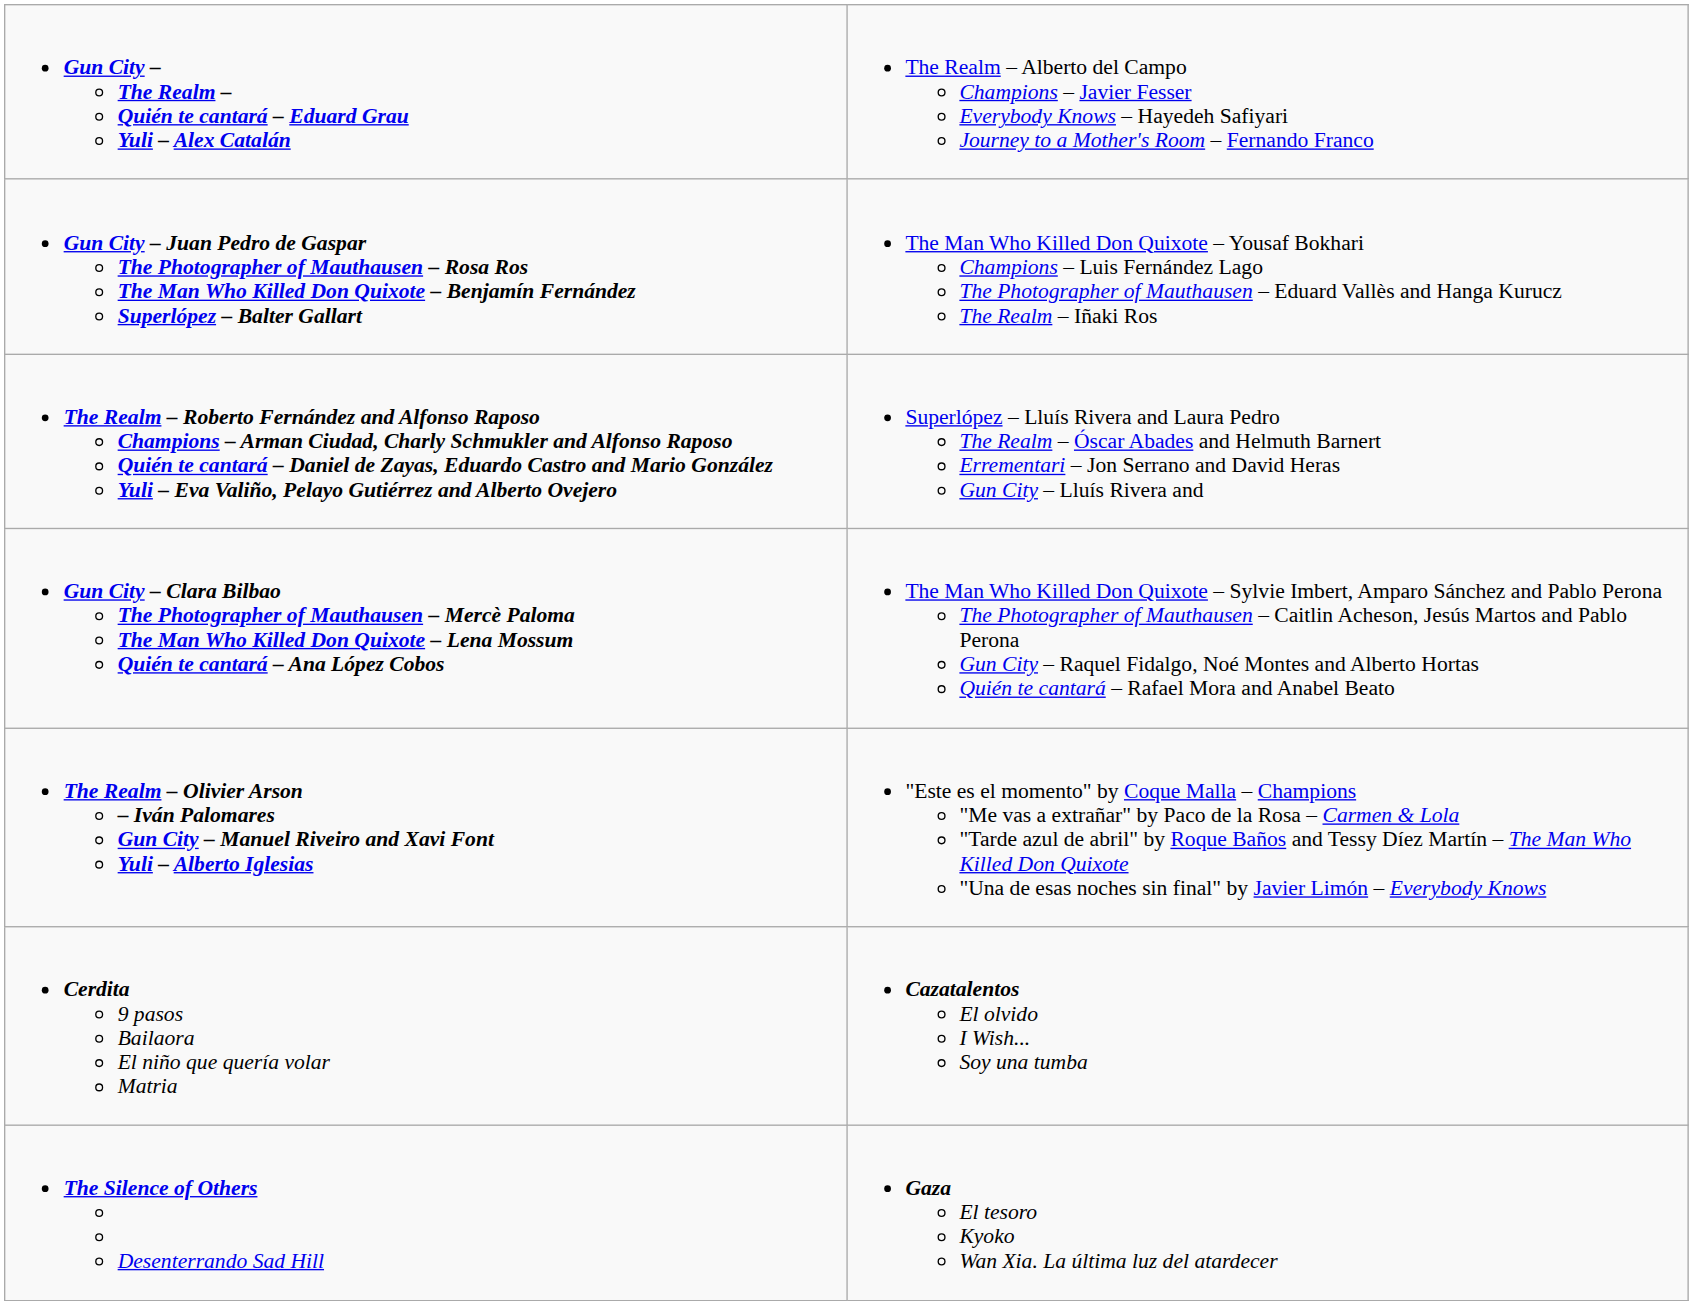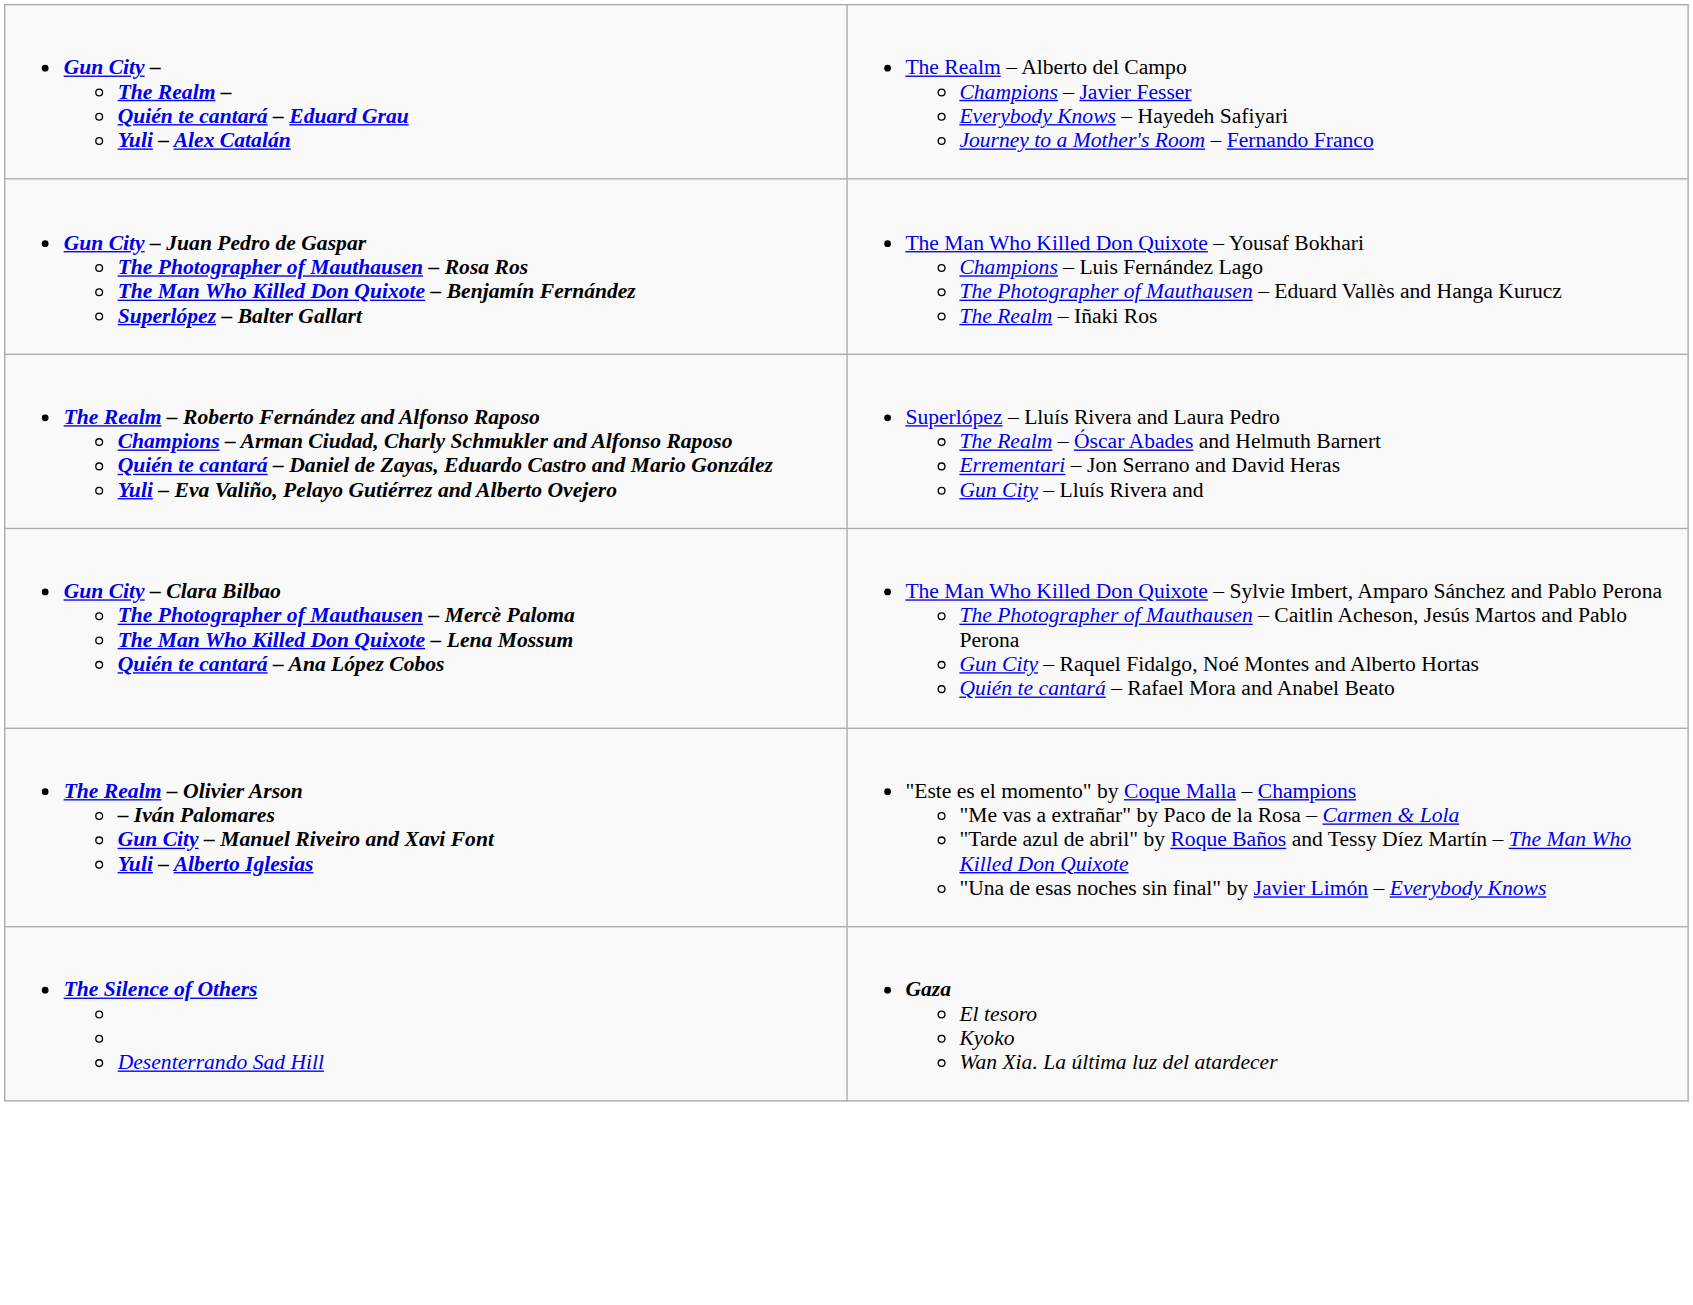- row: (426, 1038)
